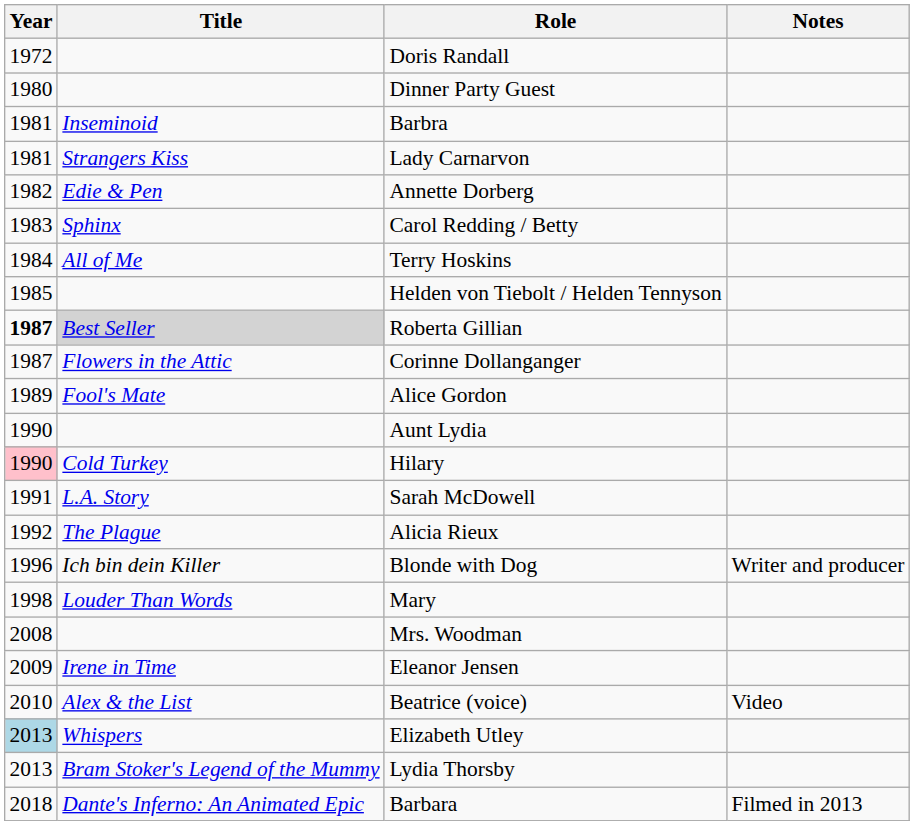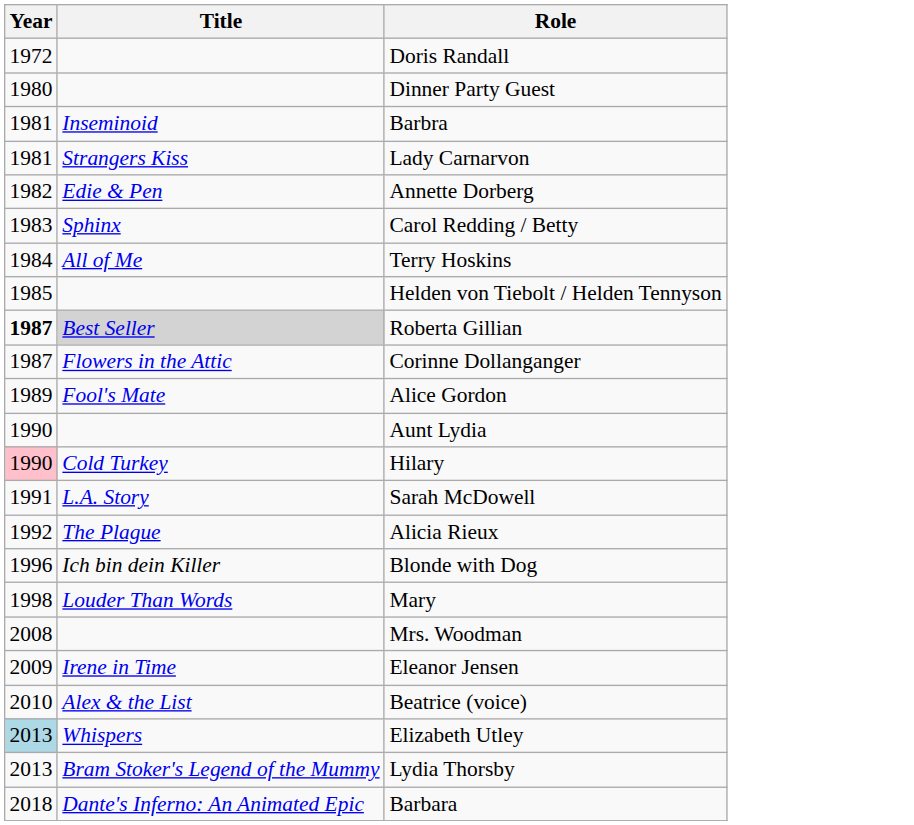- column: (818, 21)
